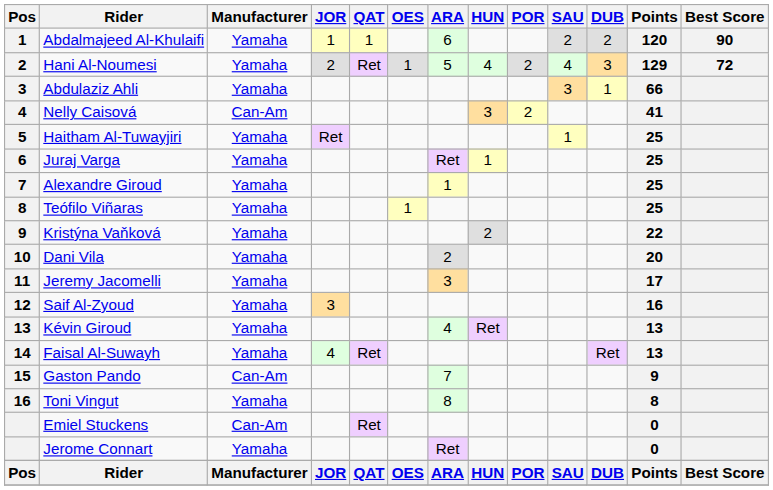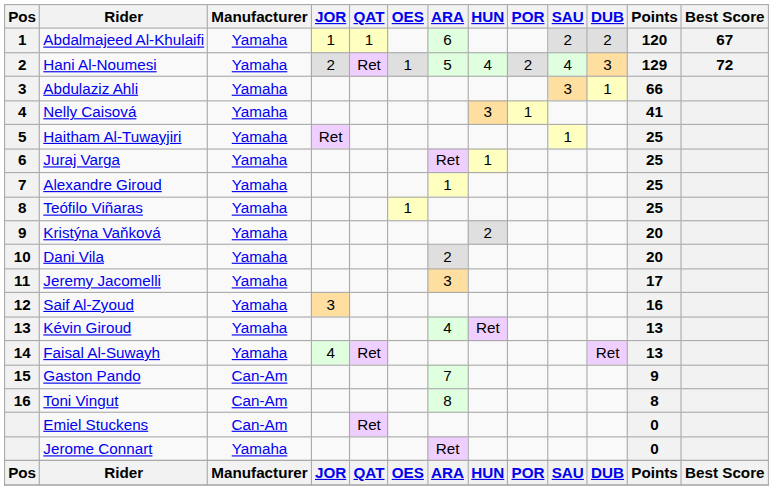(725, 40) 90 -> (725, 40) 67
(260, 112) Can-Am -> (260, 112) Yamaha
(528, 112) 2 -> (528, 112) 1
(655, 232) 22 -> (655, 232) 20
(260, 400) Yamaha -> (260, 400) Can-Am
